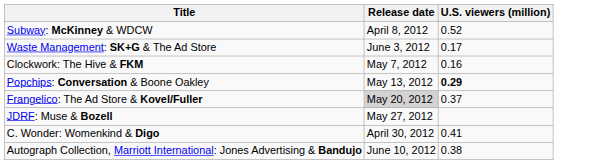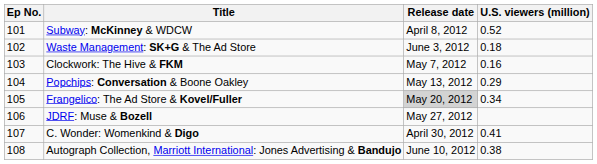+ column: (24, 13)
(451, 47) 0.17 -> (491, 47) 0.18
(451, 82) bold -> (491, 82) normal
(451, 99) 0.37 -> (491, 99) 0.34
